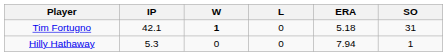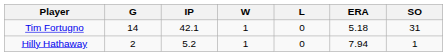+ column: (133, 12)
(216, 28) bold -> (246, 28) normal
(152, 43) 5.3 -> (189, 43) 5.2
(216, 43) 0 -> (246, 43) 1
